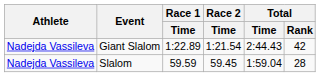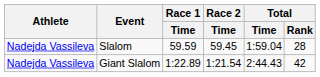rows swapped: (130, 47) <-> (116, 64)
